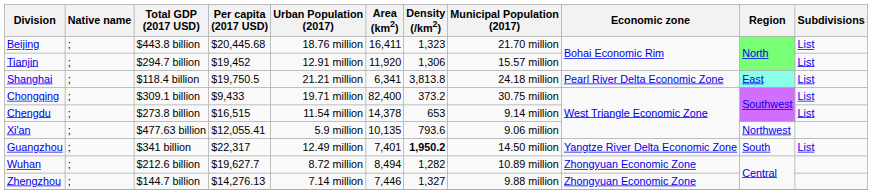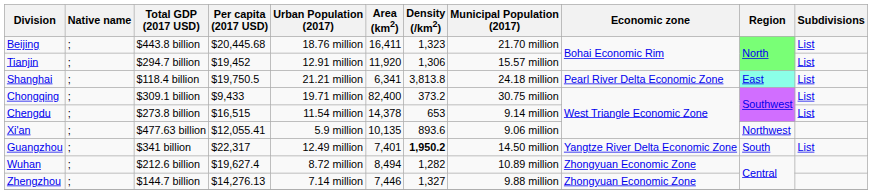(432, 131) 793.6 -> (432, 131) 893.6
(235, 165) $19,627.7 -> (235, 165) $19,627.4
